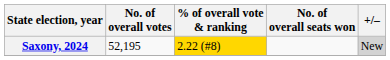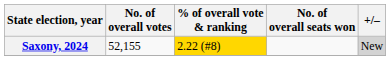(125, 45) 52,195 -> (125, 45) 52,155
